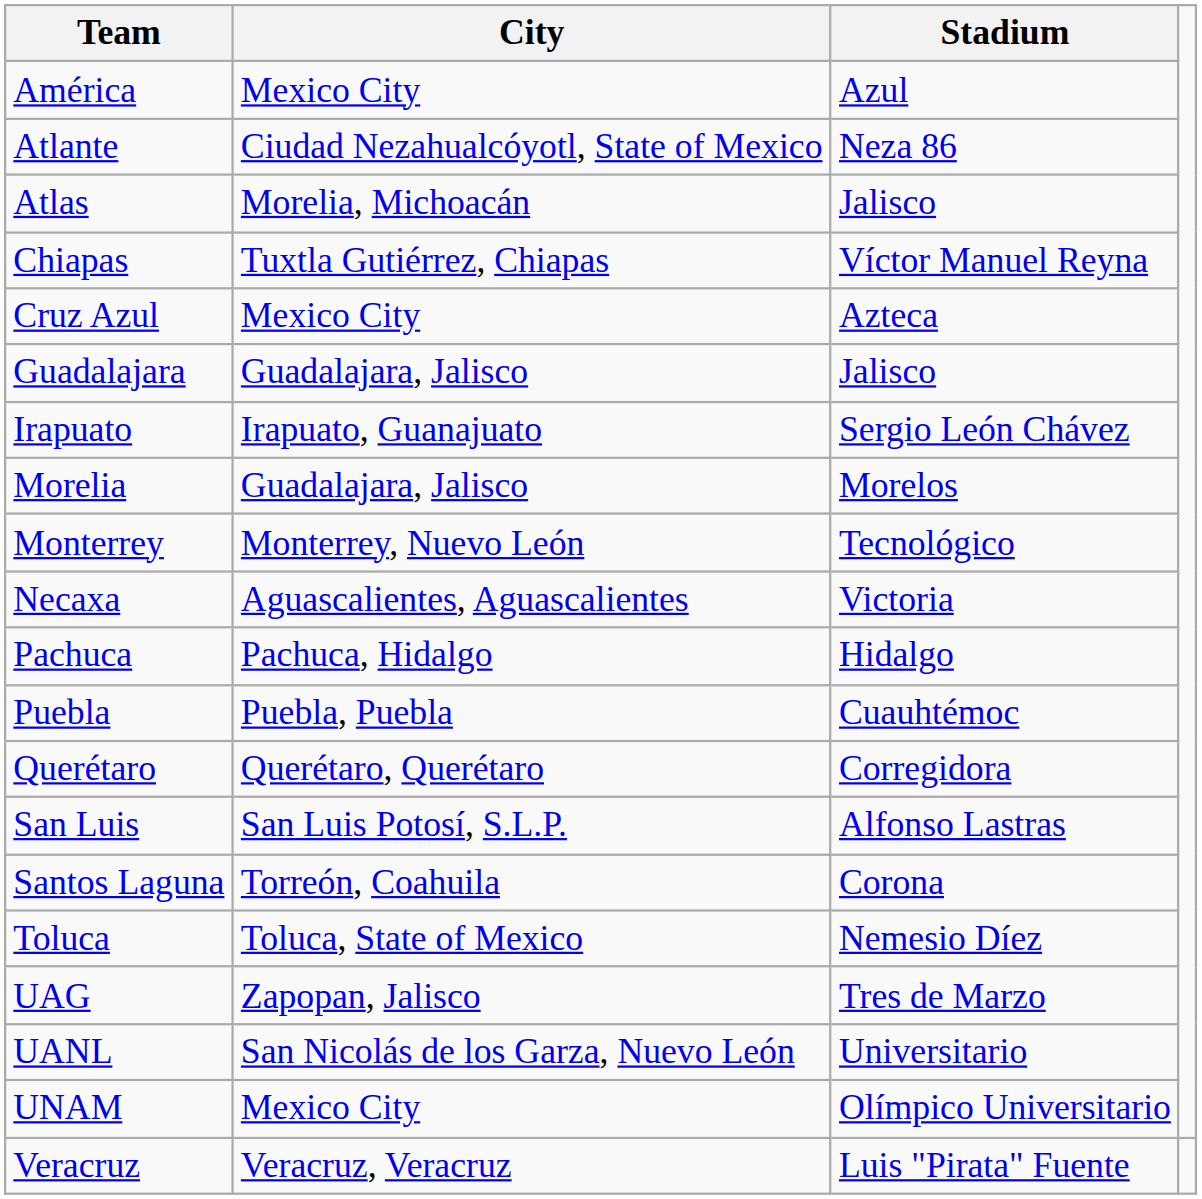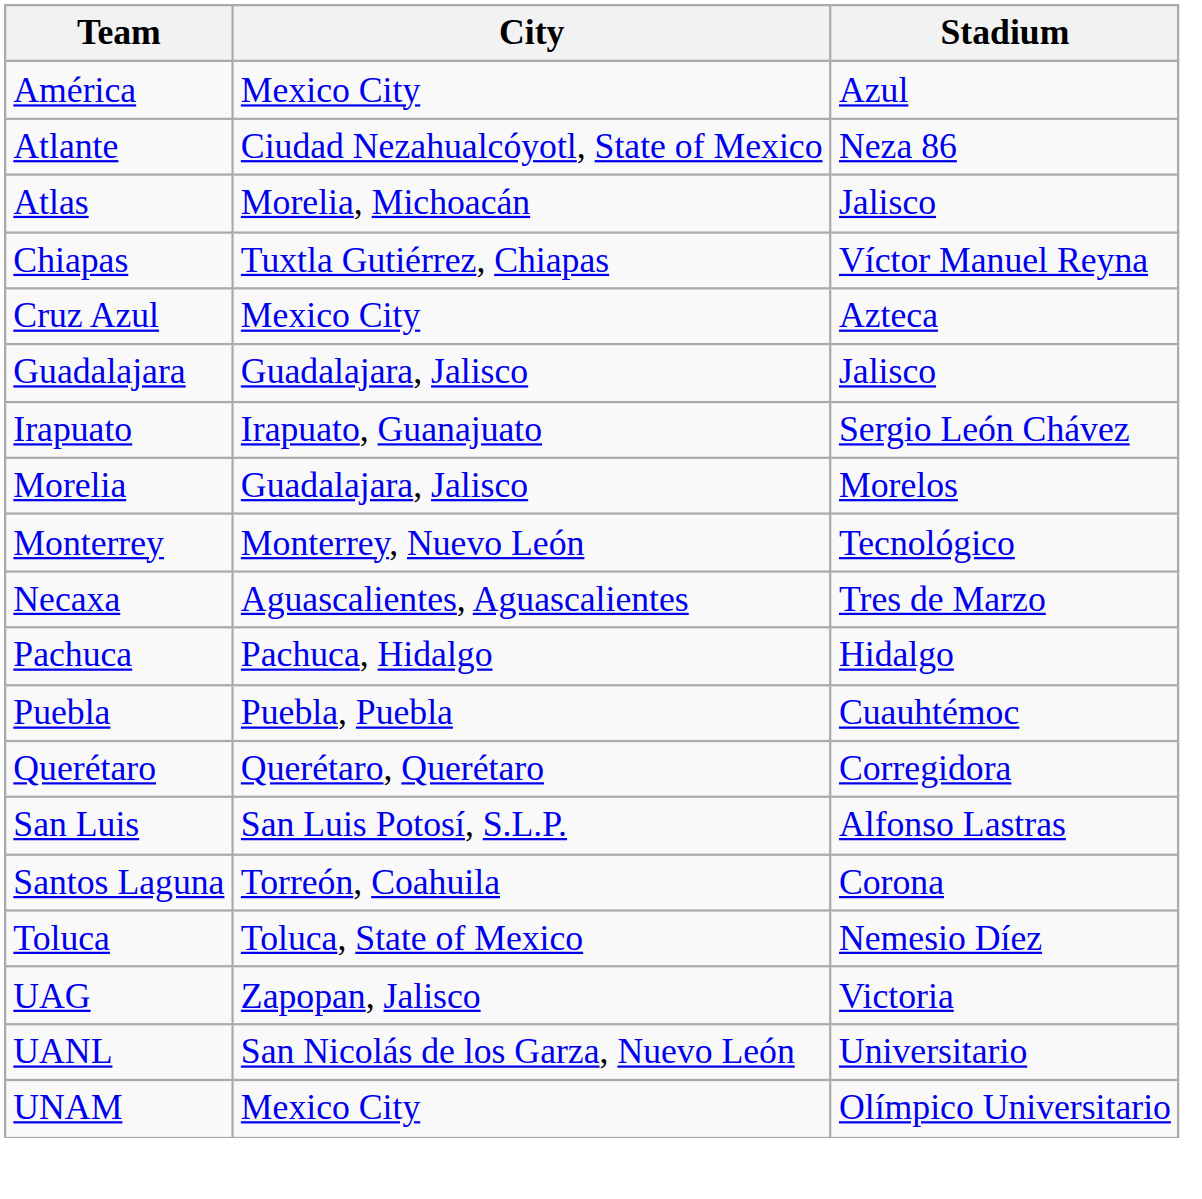(896, 598) Victoria -> (942, 598) Tres de Marzo
(942, 994) Tres de Marzo -> (896, 994) Victoria
- row: (77, 1164)
